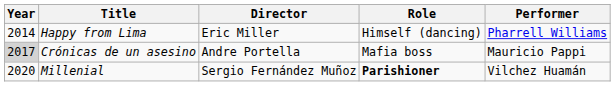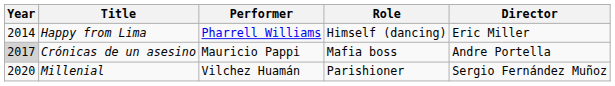columns swapped: (547, 14) <-> (279, 14)
(401, 71) bold -> (366, 71) normal
